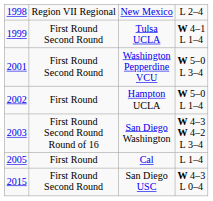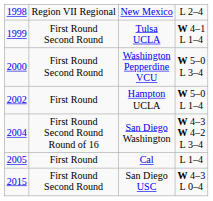(17, 67) 2001 -> (17, 67) 2000
(17, 133) 2003 -> (17, 133) 2004
